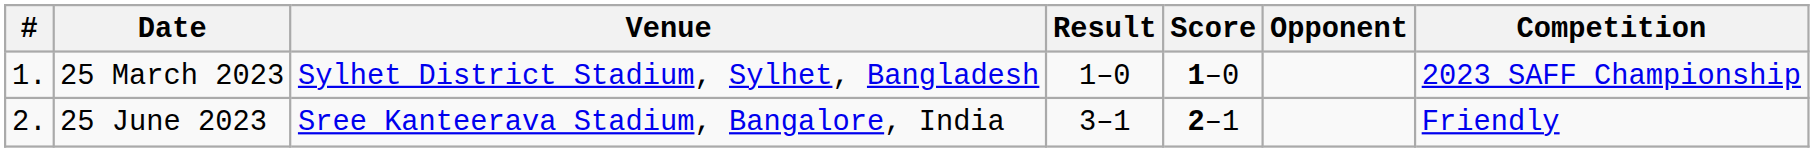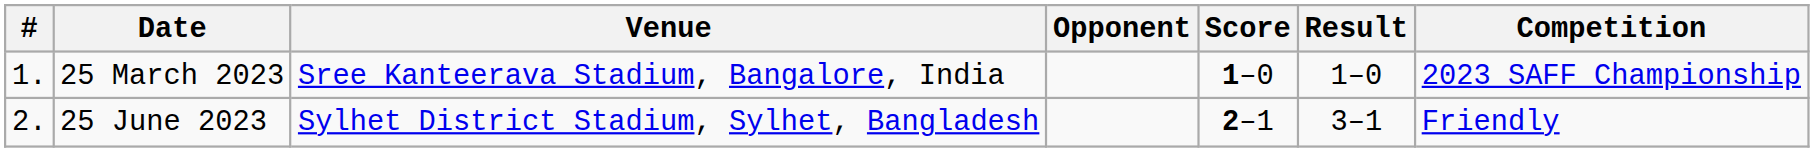columns swapped: (1339, 29) <-> (1105, 29)
(669, 75) Sylhet District Stadium, Sylhet, Bangladesh -> (651, 75) Sree Kanteerava Stadium, Bangalore, India
(651, 122) Sree Kanteerava Stadium, Bangalore, India -> (669, 122) Sylhet District Stadium, Sylhet, Bangladesh
